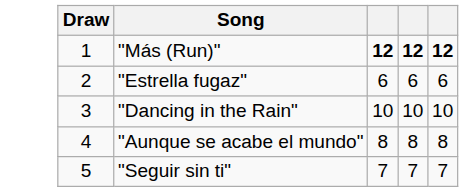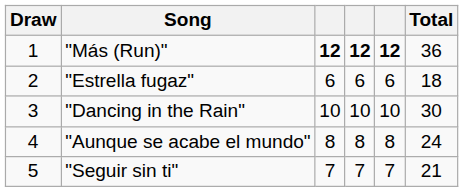+ column: (431, 20)
